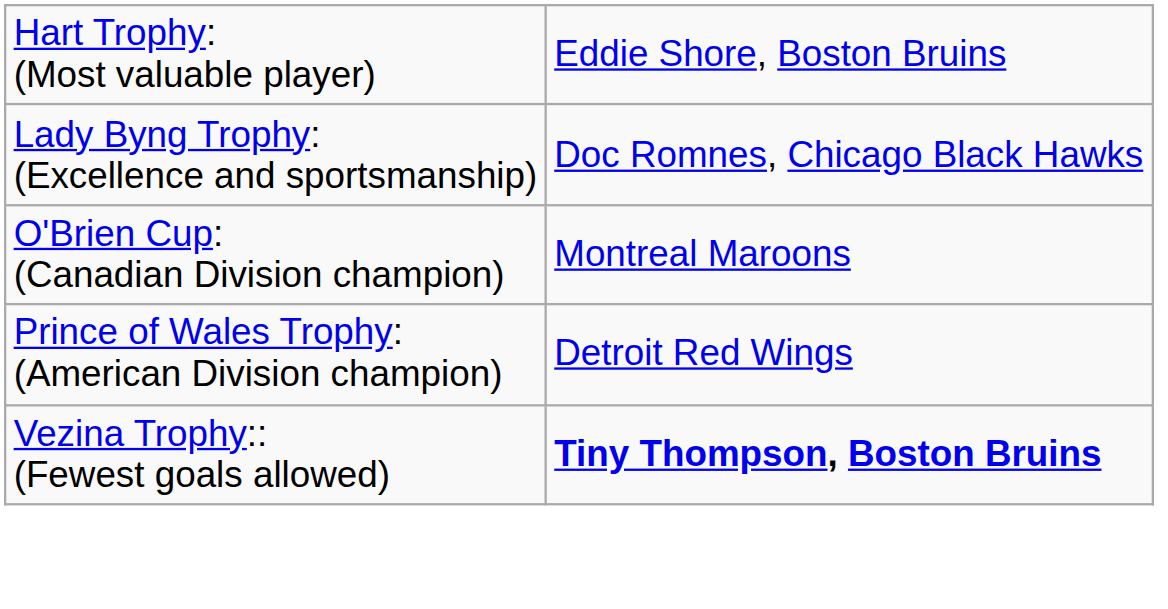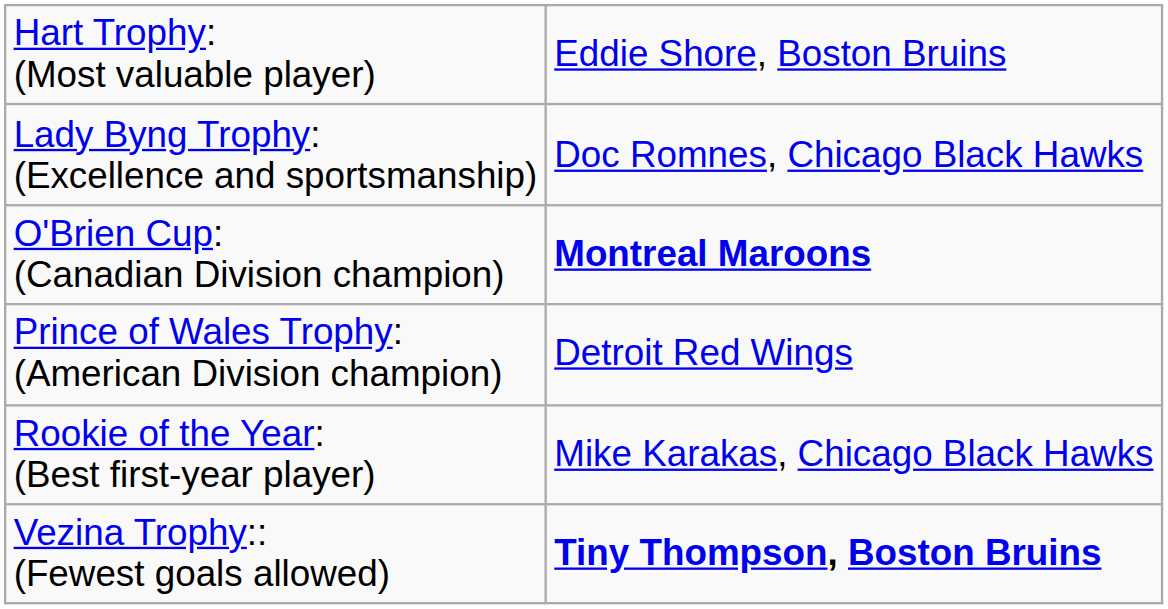(703, 253) normal -> (713, 253) bold
+ row: (195, 453)
